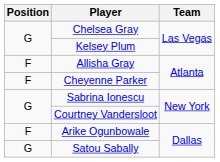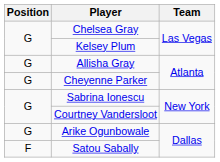(28, 64) F -> (28, 64) G
(28, 81) F -> (28, 81) G
(28, 132) F -> (28, 132) G
(28, 149) G -> (28, 149) F
